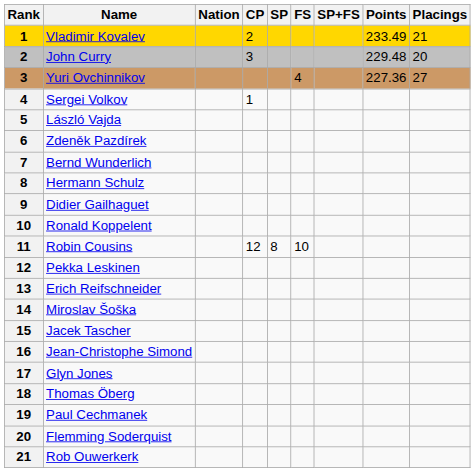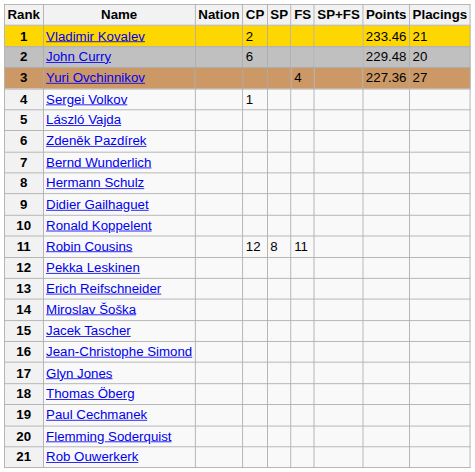(386, 36) 233.49 -> (386, 36) 233.46
(249, 57) 3 -> (249, 57) 6
(302, 246) 10 -> (301, 246) 11
